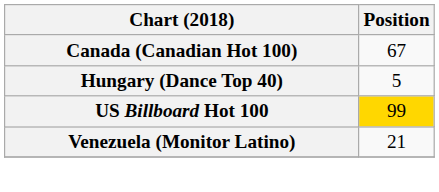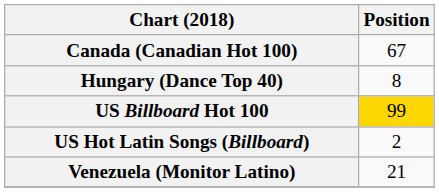(397, 80) 5 -> (397, 80) 8
+ row: (182, 141)
